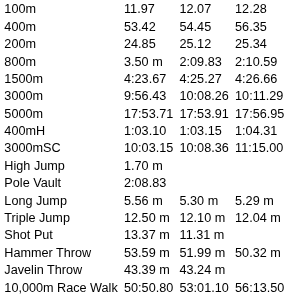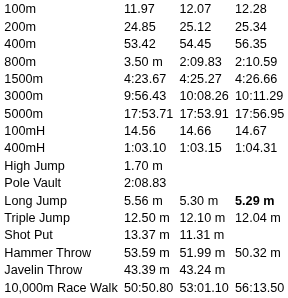rows swapped: (20, 44) <-> (20, 26)
+ row: (25, 131)
- row: (32, 148)
(254, 200) normal -> (255, 200) bold
